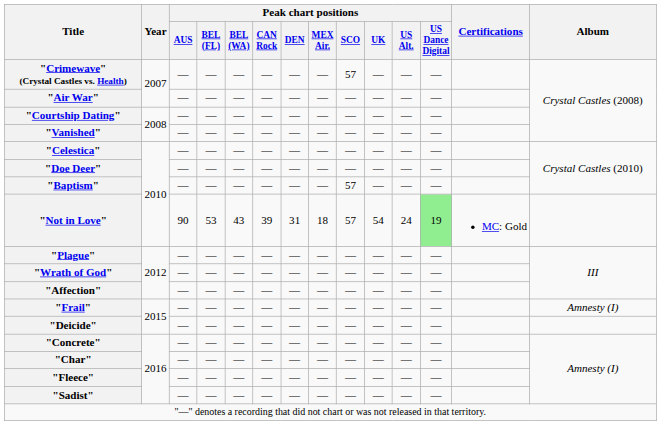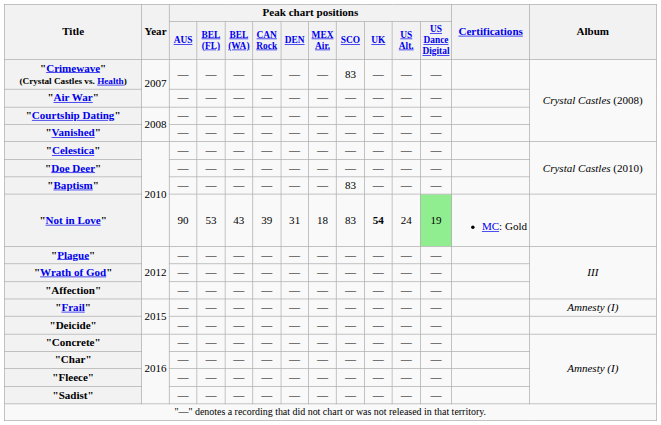(350, 74) 57 -> (350, 74) 83
(350, 185) 57 -> (350, 185) 83
(350, 220) 57 -> (350, 220) 83
(378, 220) normal -> (378, 220) bold
